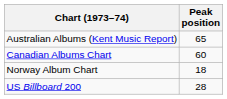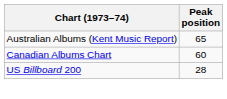- row: (52, 70)
